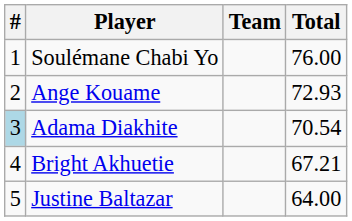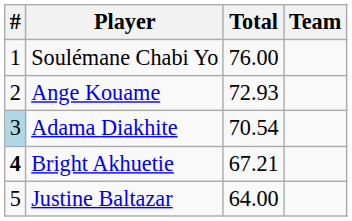columns swapped: (255, 22) <-> (316, 22)
(15, 163) normal -> (15, 163) bold
